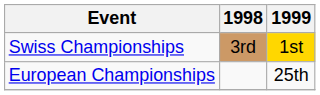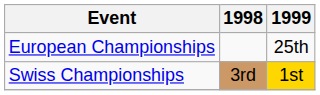rows swapped: (112, 75) <-> (96, 47)
